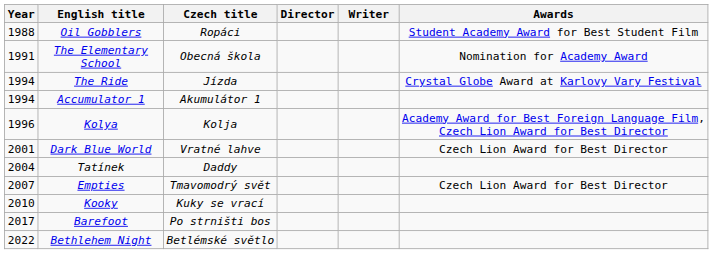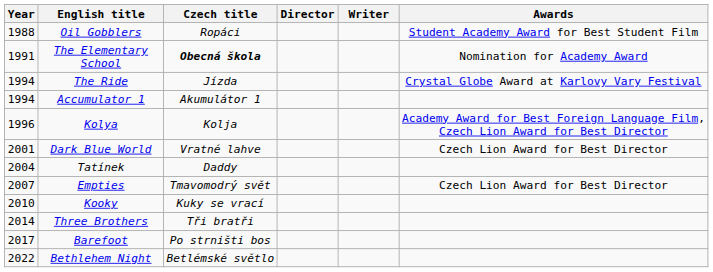(220, 56) normal -> (220, 56) bold
+ row: (101, 222)
